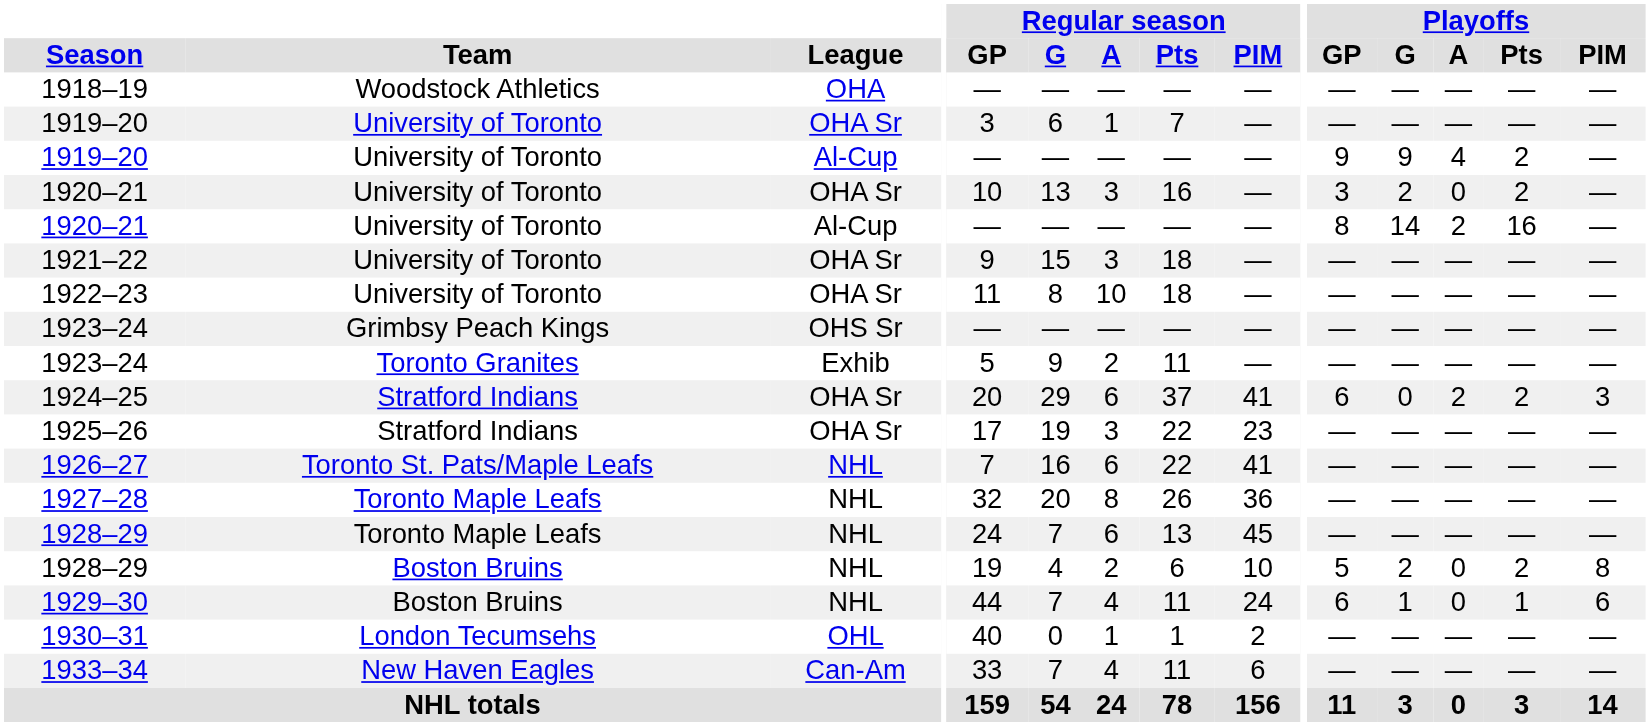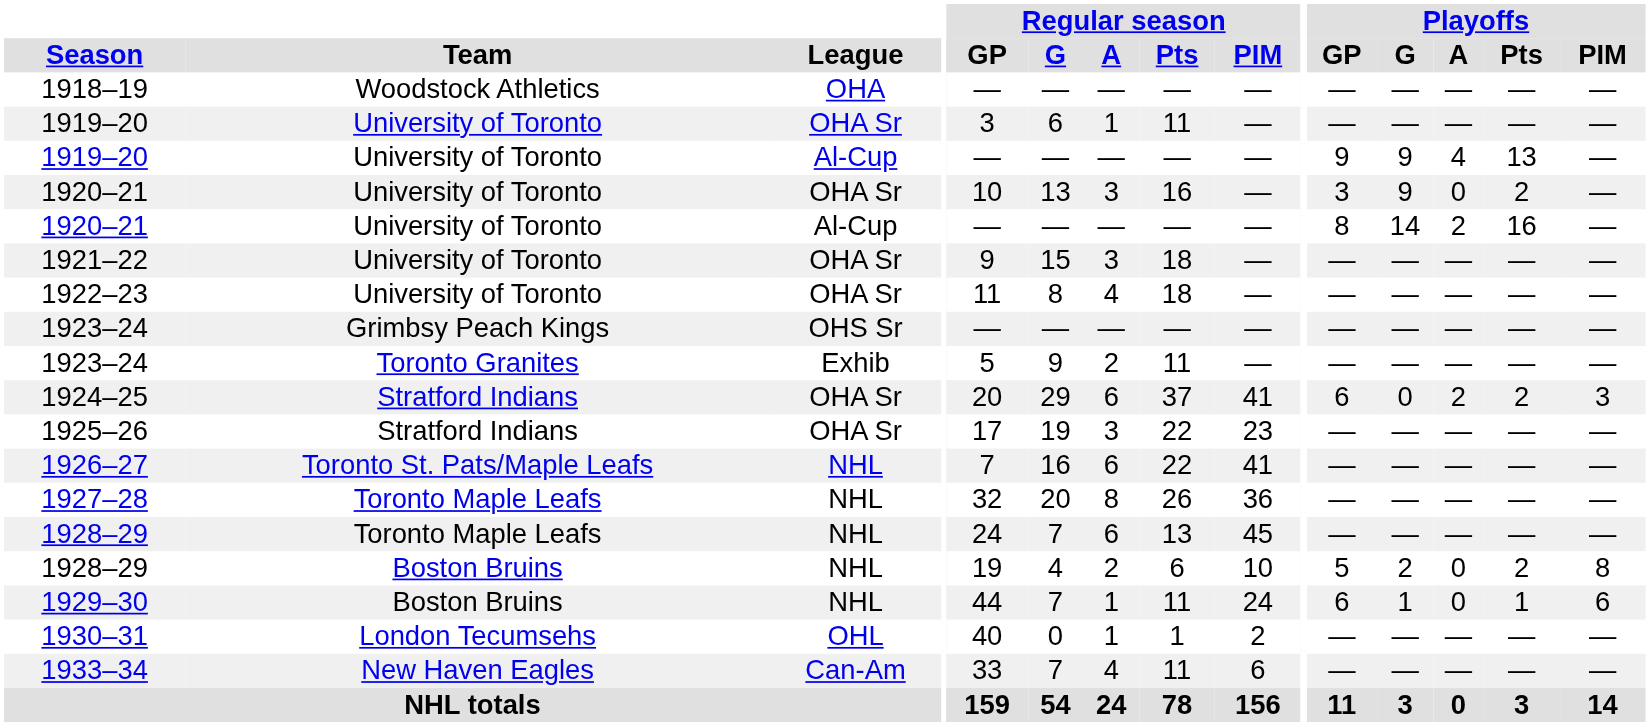(1177, 123) 7 -> (1177, 123) 11
(1522, 157) 2 -> (1522, 157) 13
(1405, 191) 2 -> (1405, 191) 9
(1111, 294) 10 -> (1111, 294) 4
(1111, 602) 4 -> (1111, 602) 1
